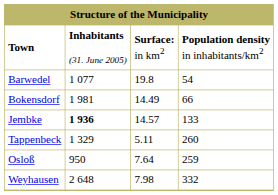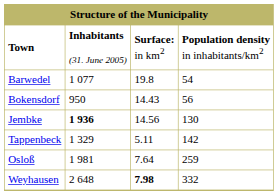(81, 100) 1 981 -> (77, 100) 950
(147, 100) 14.49 -> (147, 100) 14.43
(187, 100) 66 -> (187, 100) 56
(147, 120) 14.57 -> (147, 120) 14.56
(190, 120) 133 -> (190, 120) 130
(190, 140) 260 -> (190, 140) 142
(77, 160) 950 -> (81, 160) 1 981
(144, 180) normal -> (144, 180) bold
